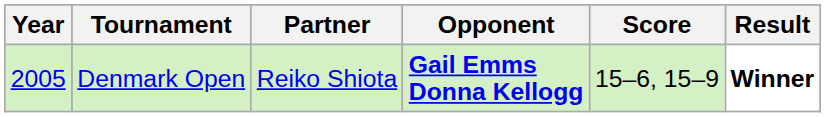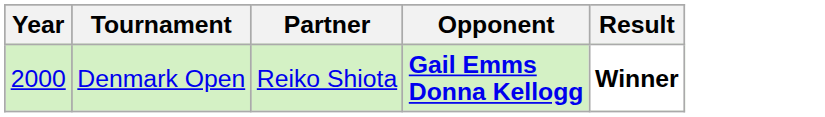- column: (657, 25)
(38, 78) 2005 -> (38, 78) 2000
